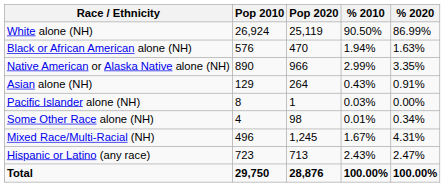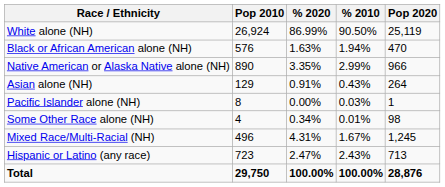columns swapped: (314, 13) <-> (415, 13)
